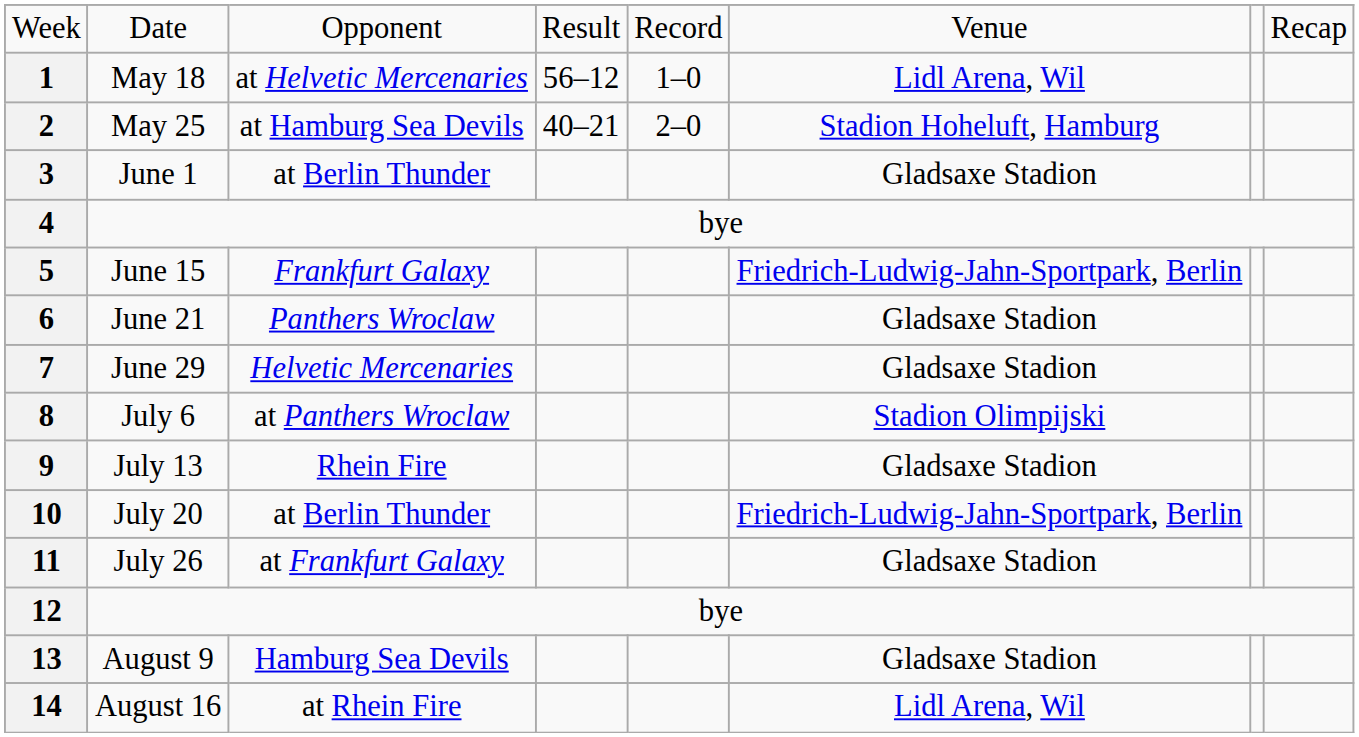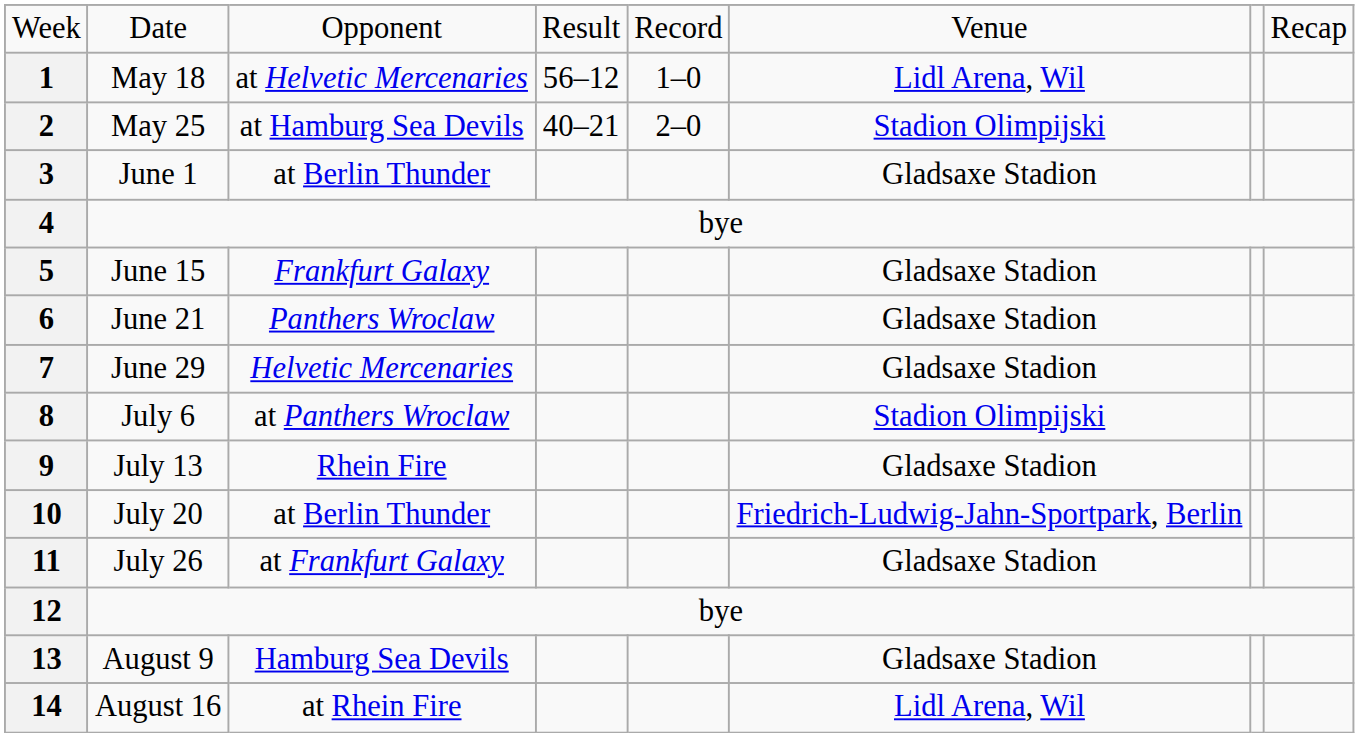(989, 125) Stadion Hoheluft, Hamburg -> (989, 125) Stadion Olimpijski
(989, 271) Friedrich-Ludwig-Jahn-Sportpark, Berlin -> (989, 271) Gladsaxe Stadion
